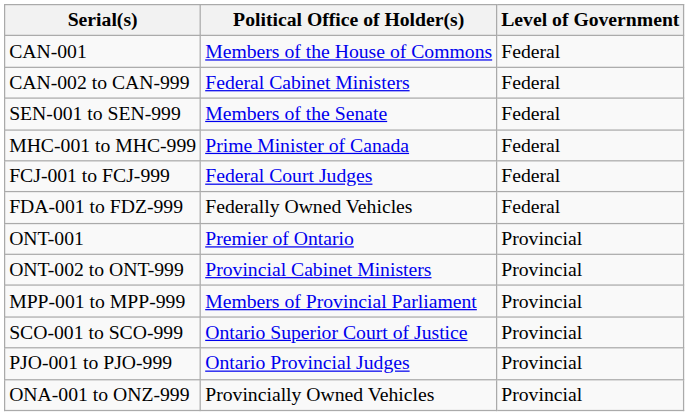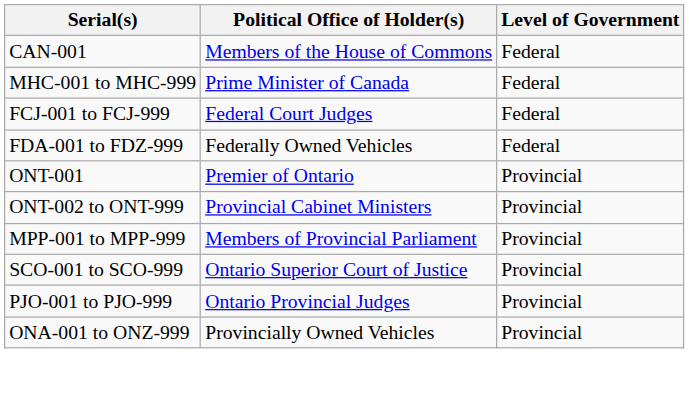- row: (99, 82)
- row: (95, 113)
